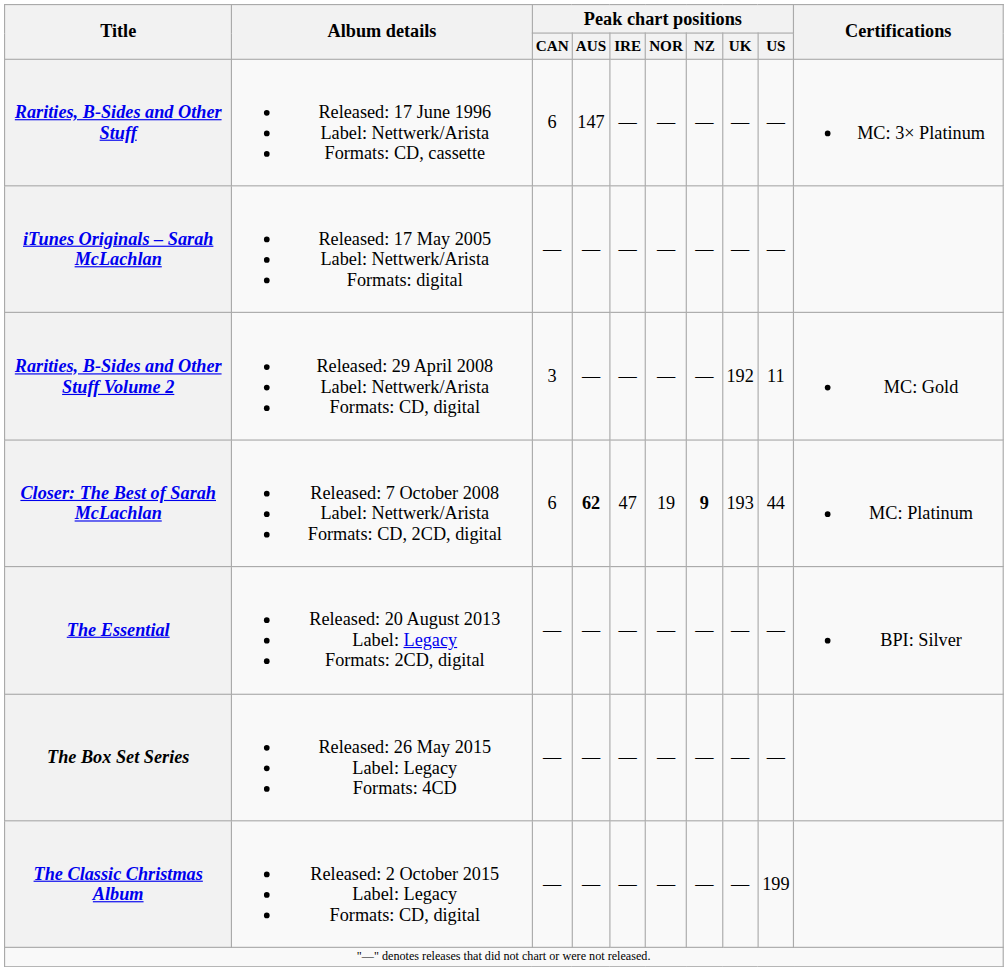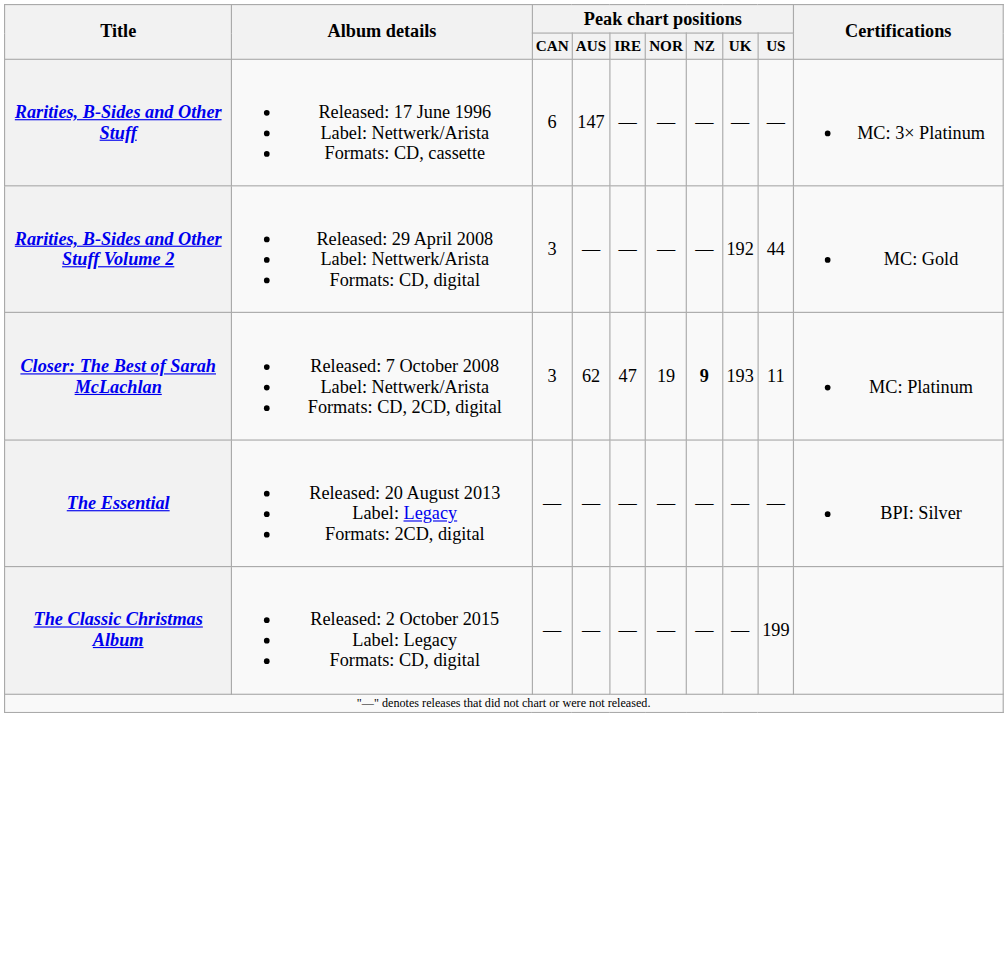- row: (118, 249)
(776, 376) 11 -> (776, 249) 44
(552, 503) 6 -> (552, 376) 3
(591, 503) bold -> (591, 376) normal
(776, 503) 44 -> (776, 376) 11
- row: (118, 757)
